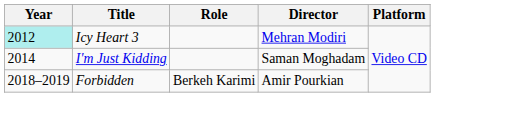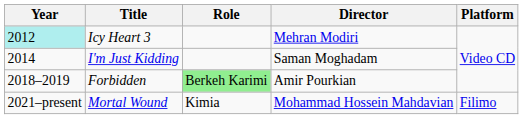(214, 80) no background -> (226, 80) lightgreen background
+ row: (128, 102)
